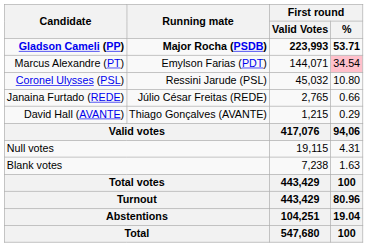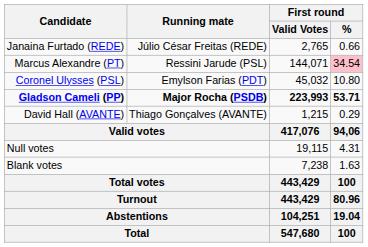rows swapped: (71, 47) <-> (65, 98)
(214, 64) Emylson Farias (PDT) -> (216, 64) Ressini Jarude (PSL)
(216, 81) Ressini Jarude (PSL) -> (214, 81) Emylson Farias (PDT)
